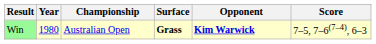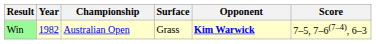(49, 29) 1980 -> (49, 29) 1982
(169, 29) bold -> (168, 29) normal
